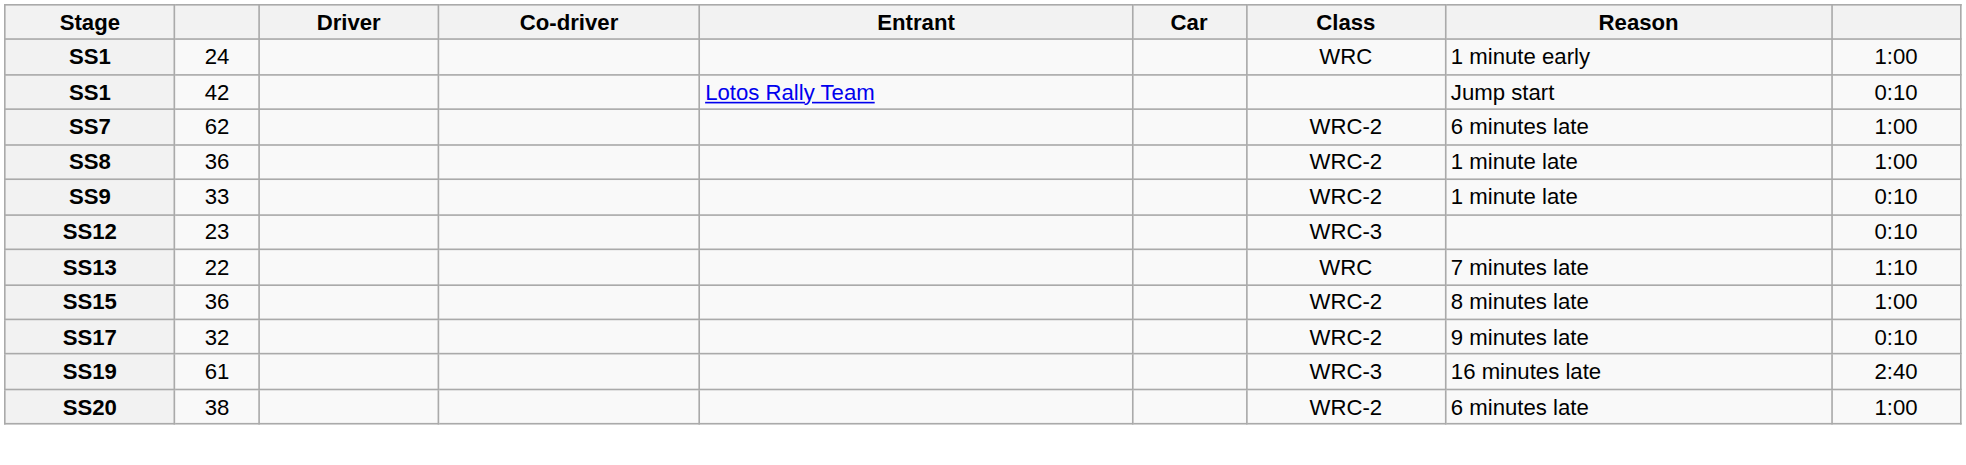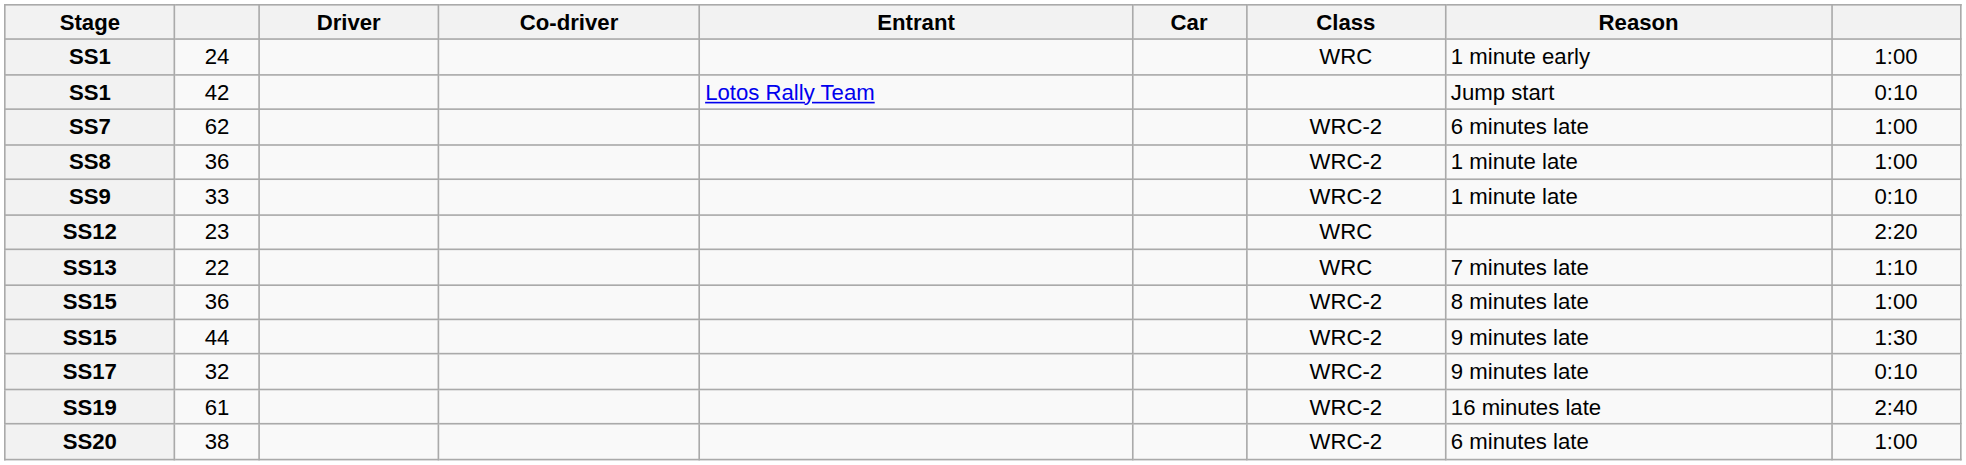(1346, 232) WRC-3 -> (1346, 232) WRC
(1896, 232) 0:10 -> (1896, 232) 2:20
+ row: (90, 336)
(1346, 371) WRC-3 -> (1346, 406) WRC-2
